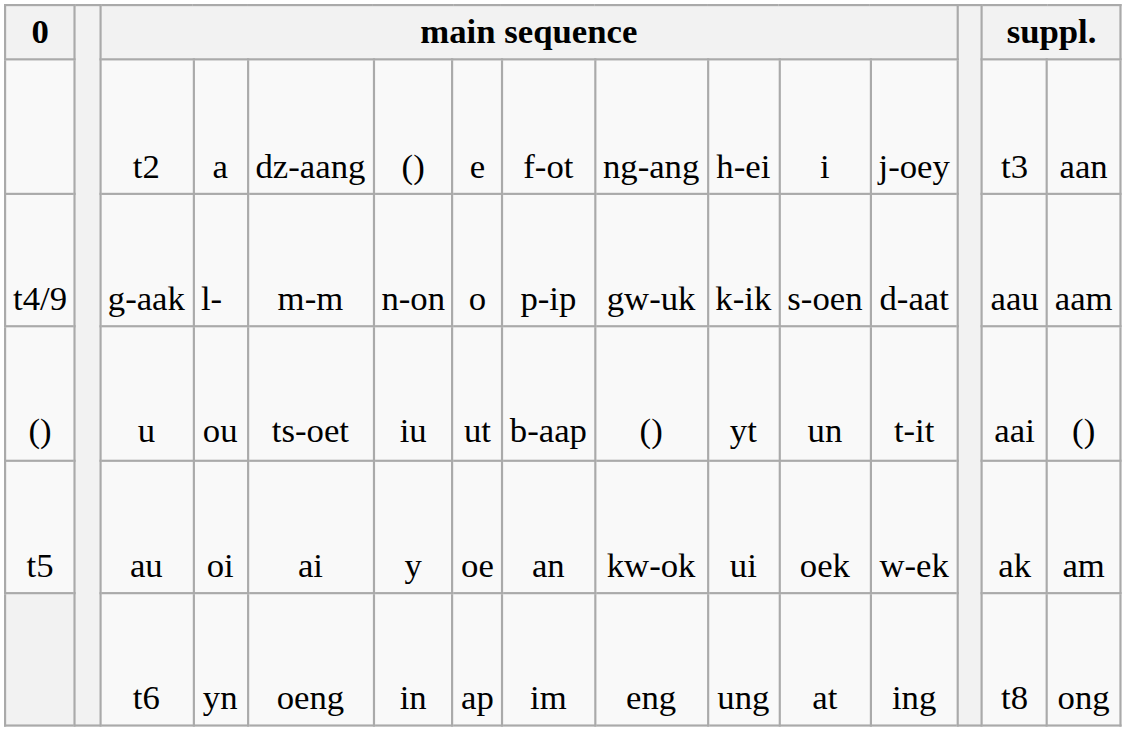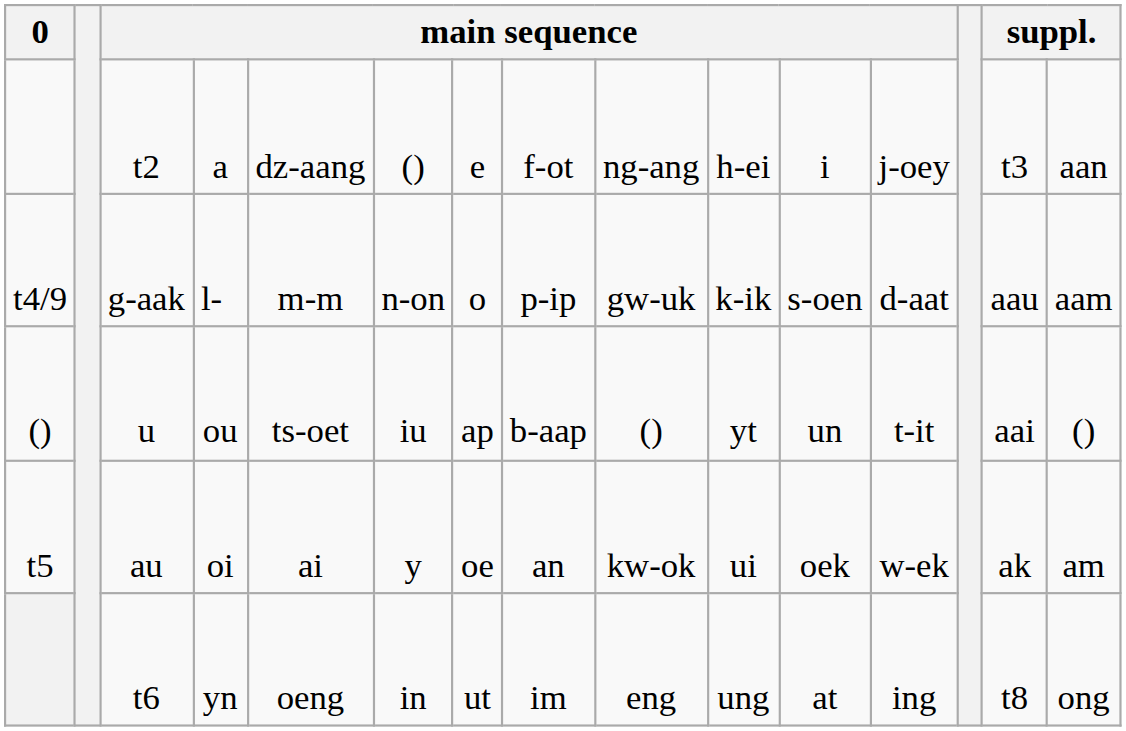(477, 392) ut -> (477, 392) ap
(477, 658) ap -> (477, 658) ut
